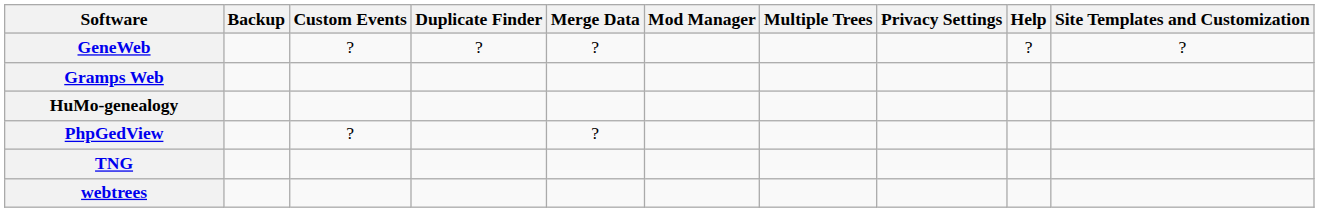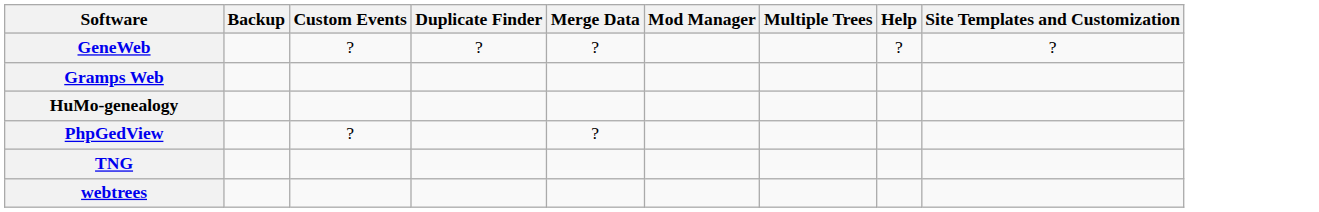- column: (942, 18)
